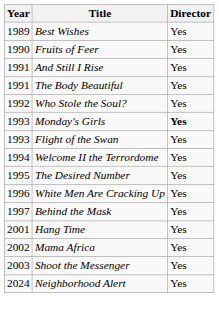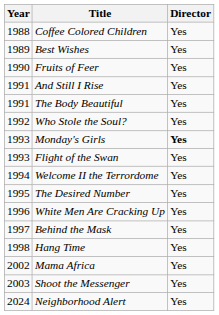+ row: (91, 31)
(18, 229) 2001 -> (18, 247) 1998
